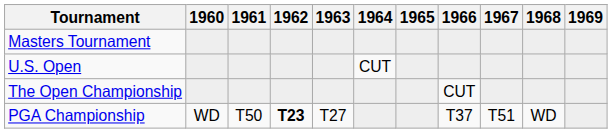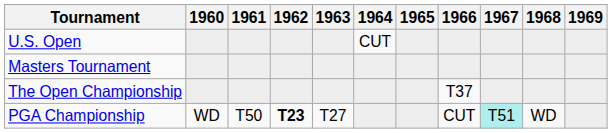rows swapped: (79, 42) <-> (45, 67)
(459, 91) CUT -> (459, 91) T37
(459, 116) T37 -> (459, 116) CUT
(501, 116) no background -> (501, 116) paleturquoise background
